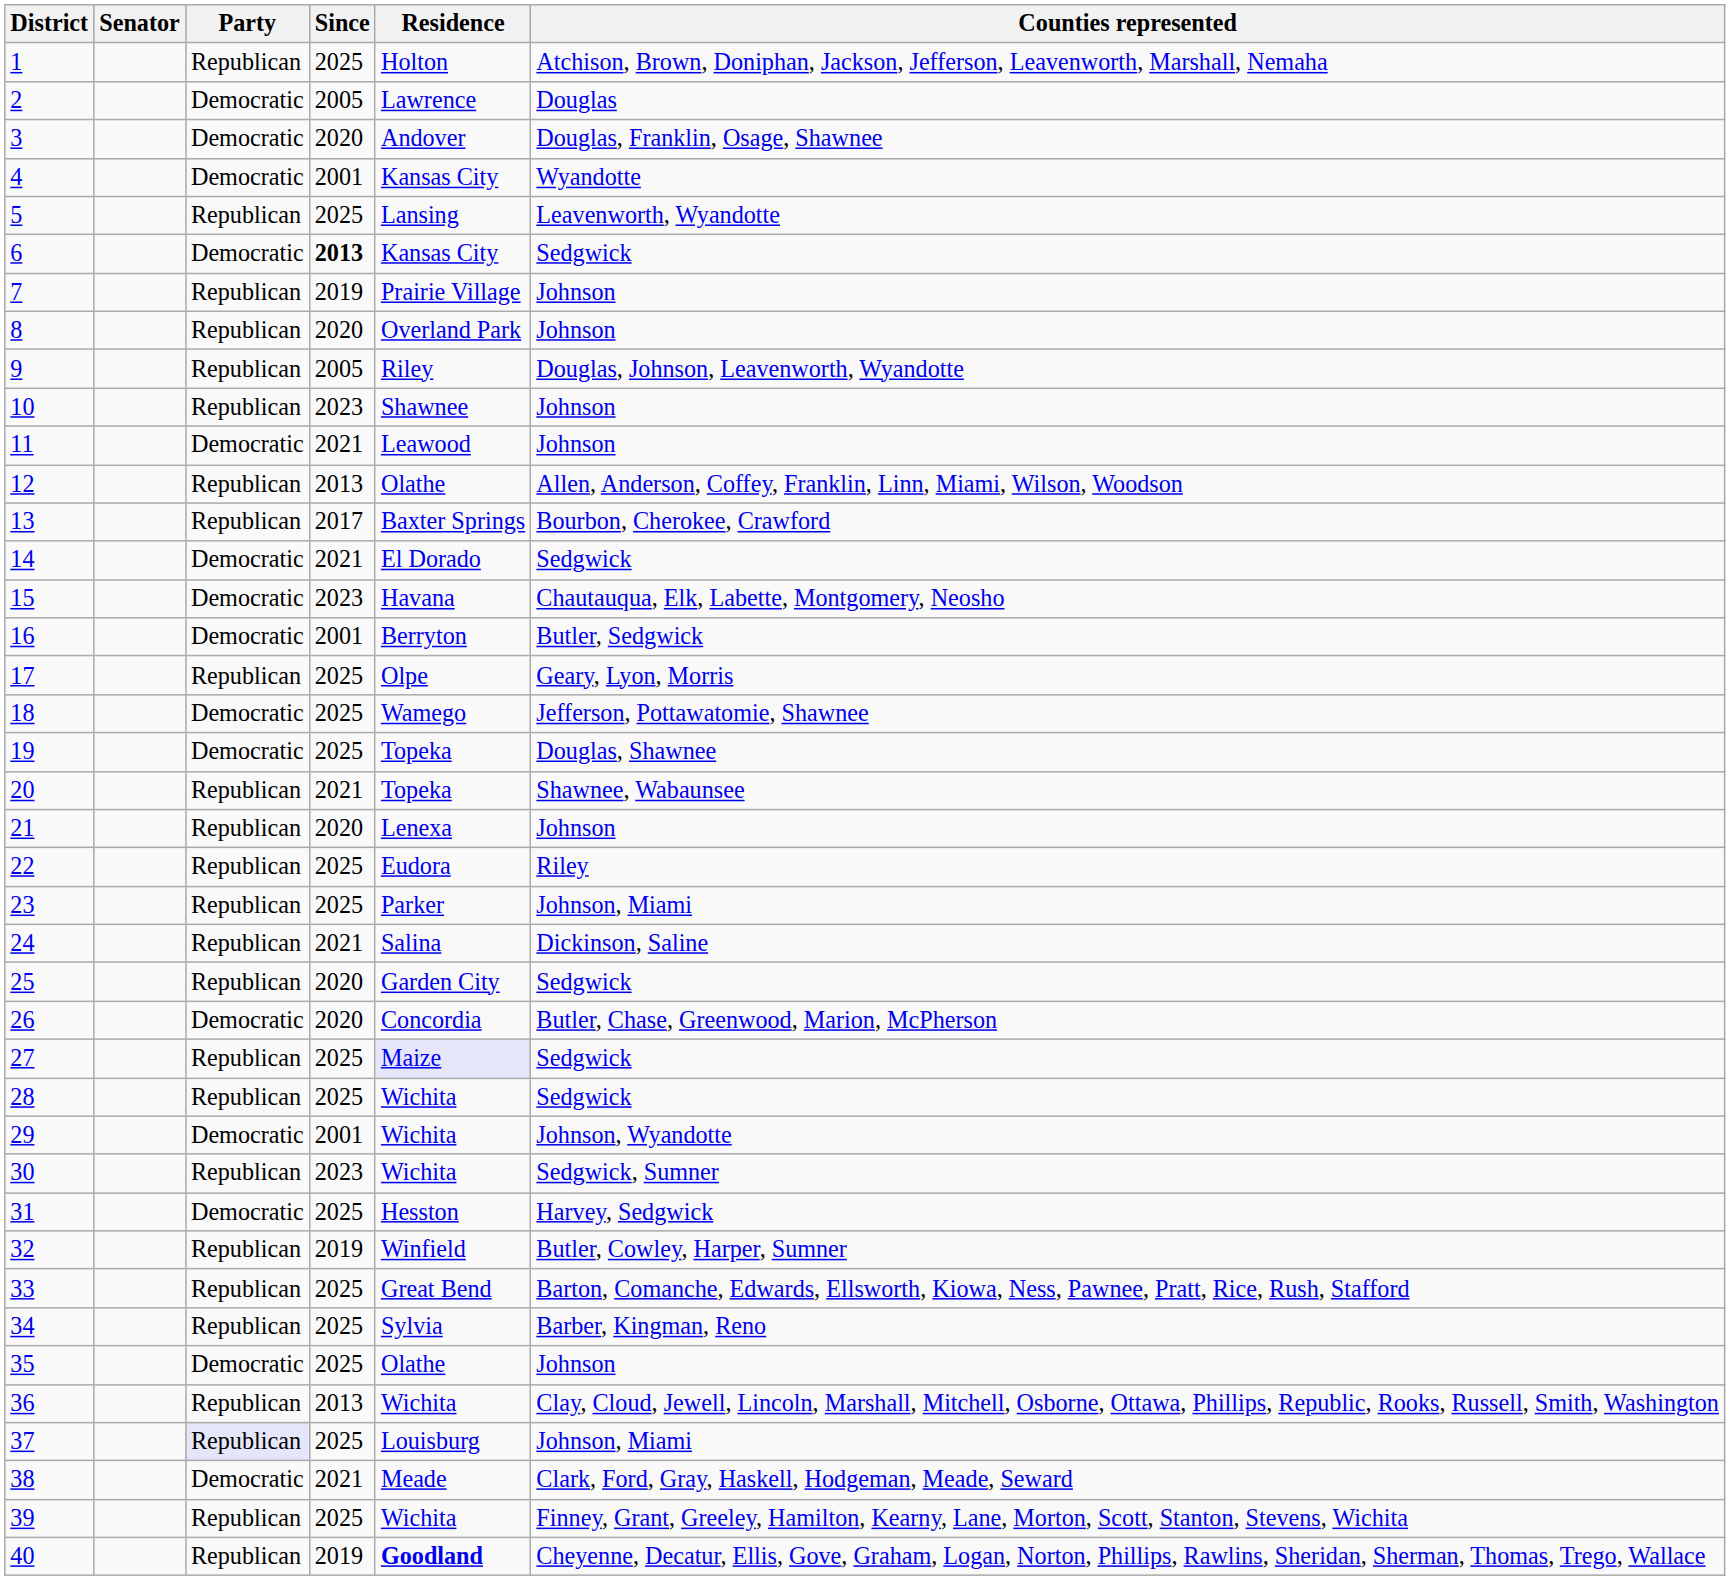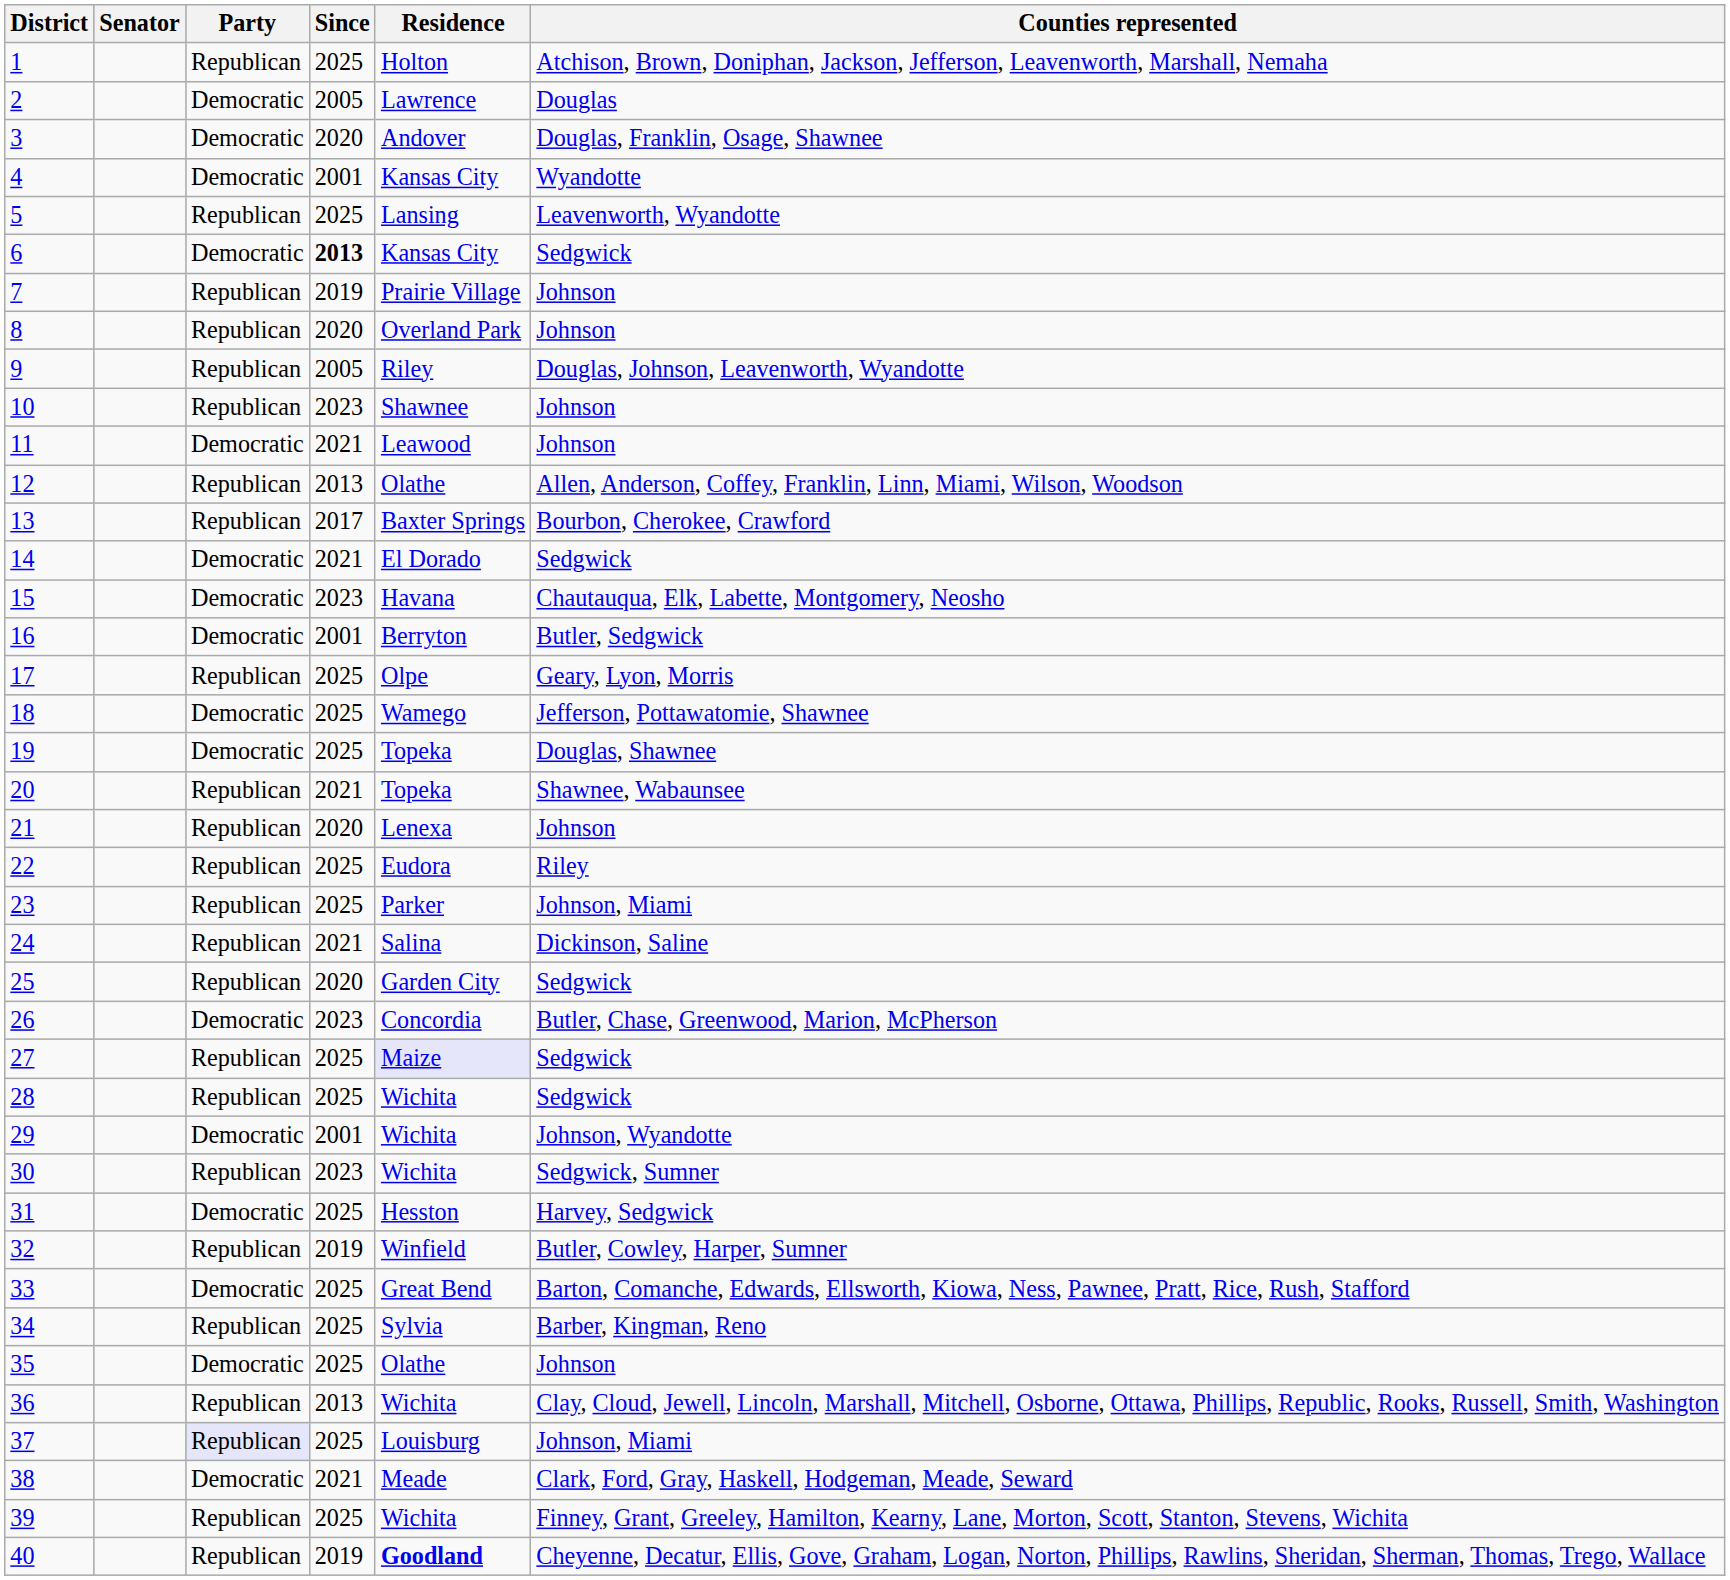(339, 1019) 2020 -> (339, 1019) 2023
(246, 1288) Republican -> (247, 1288) Democratic
